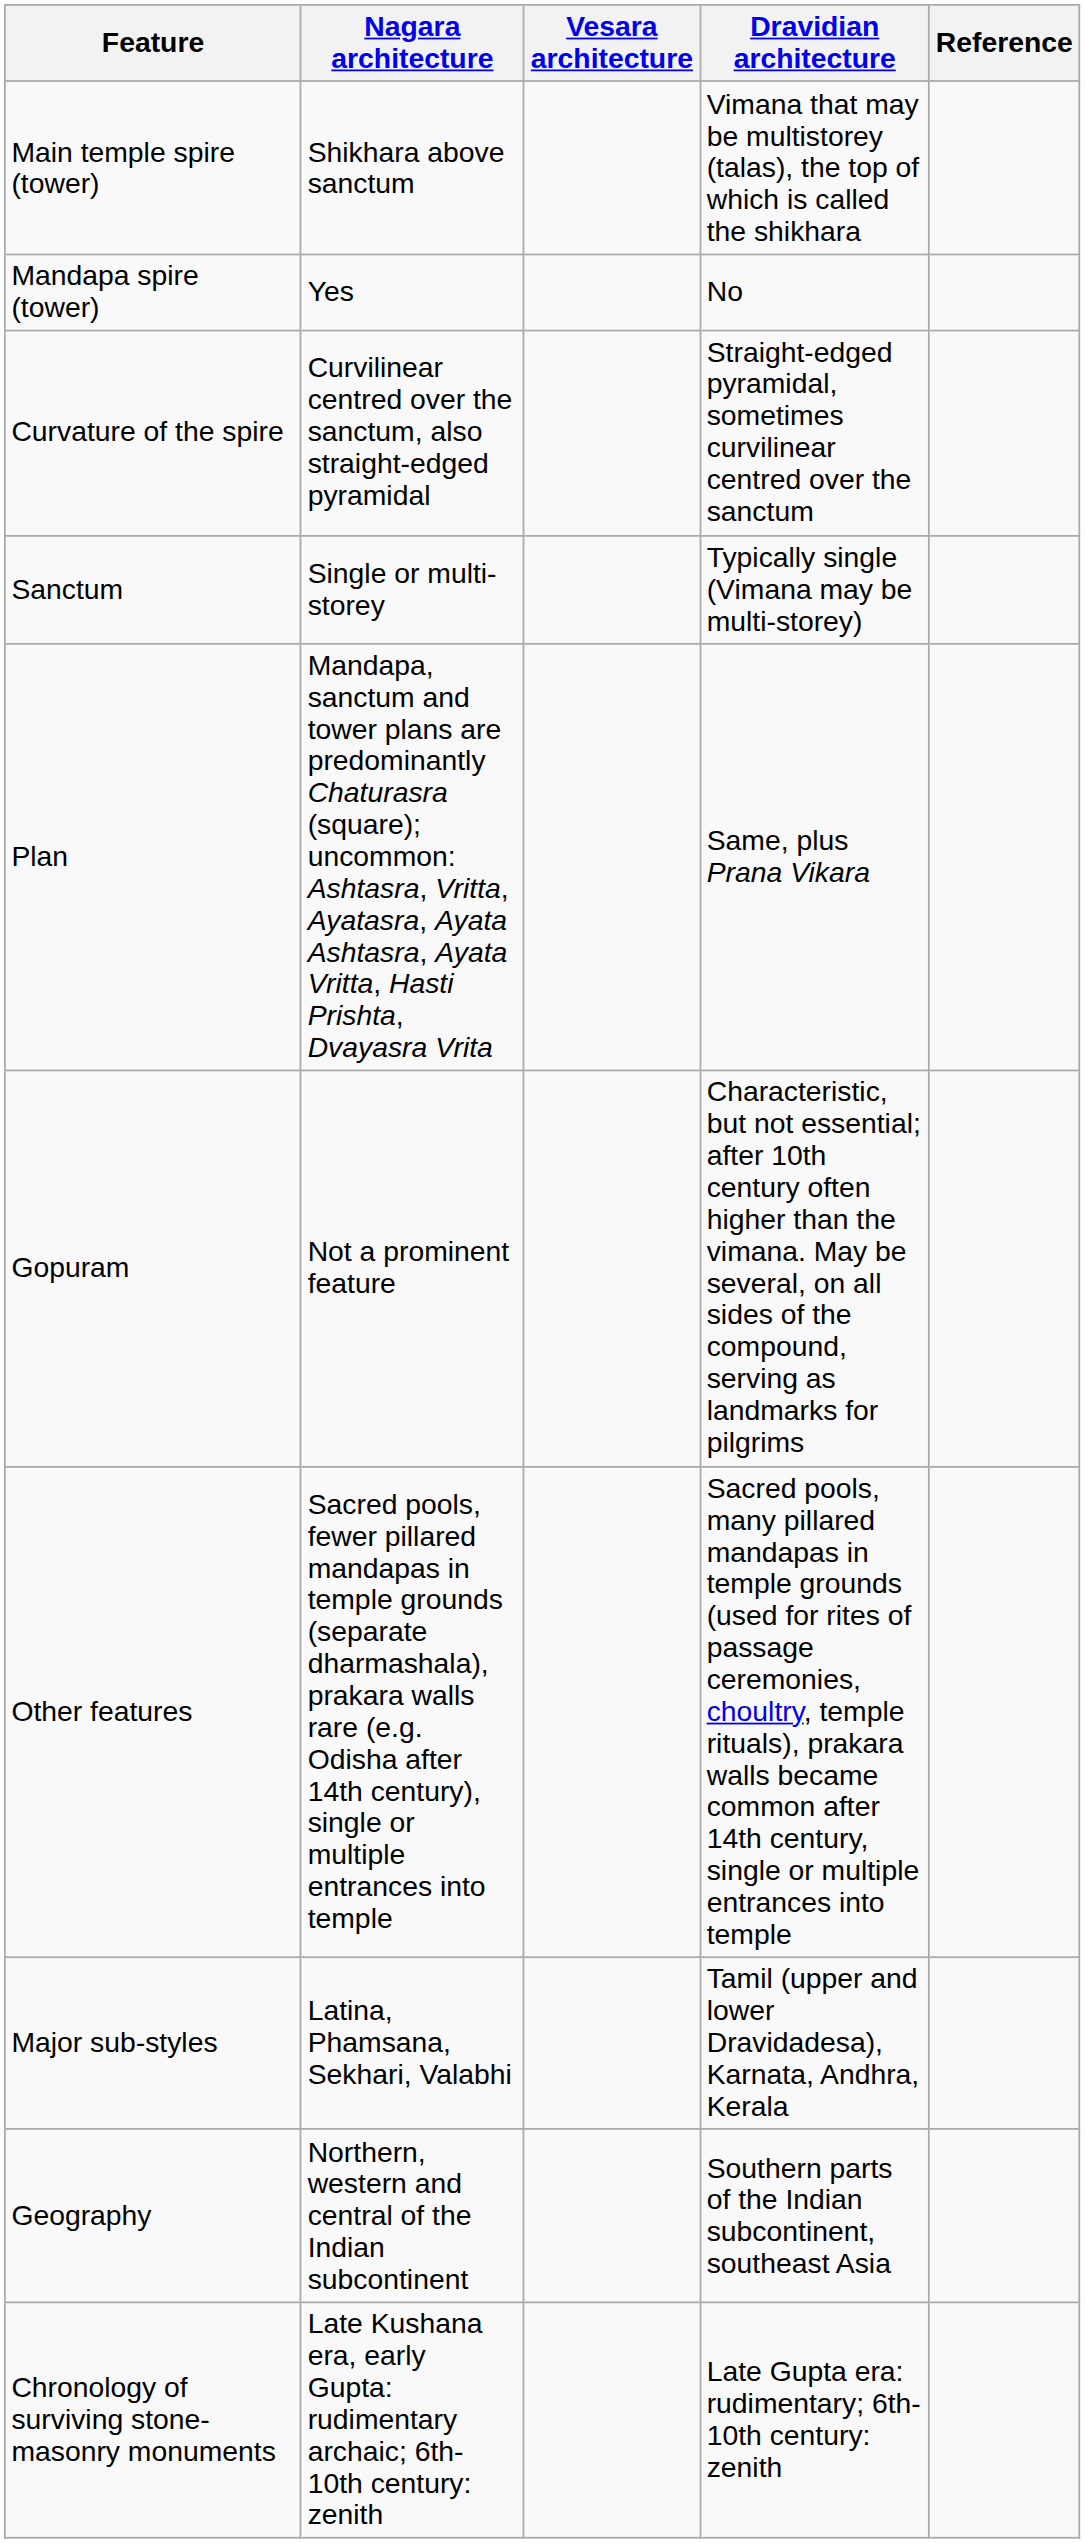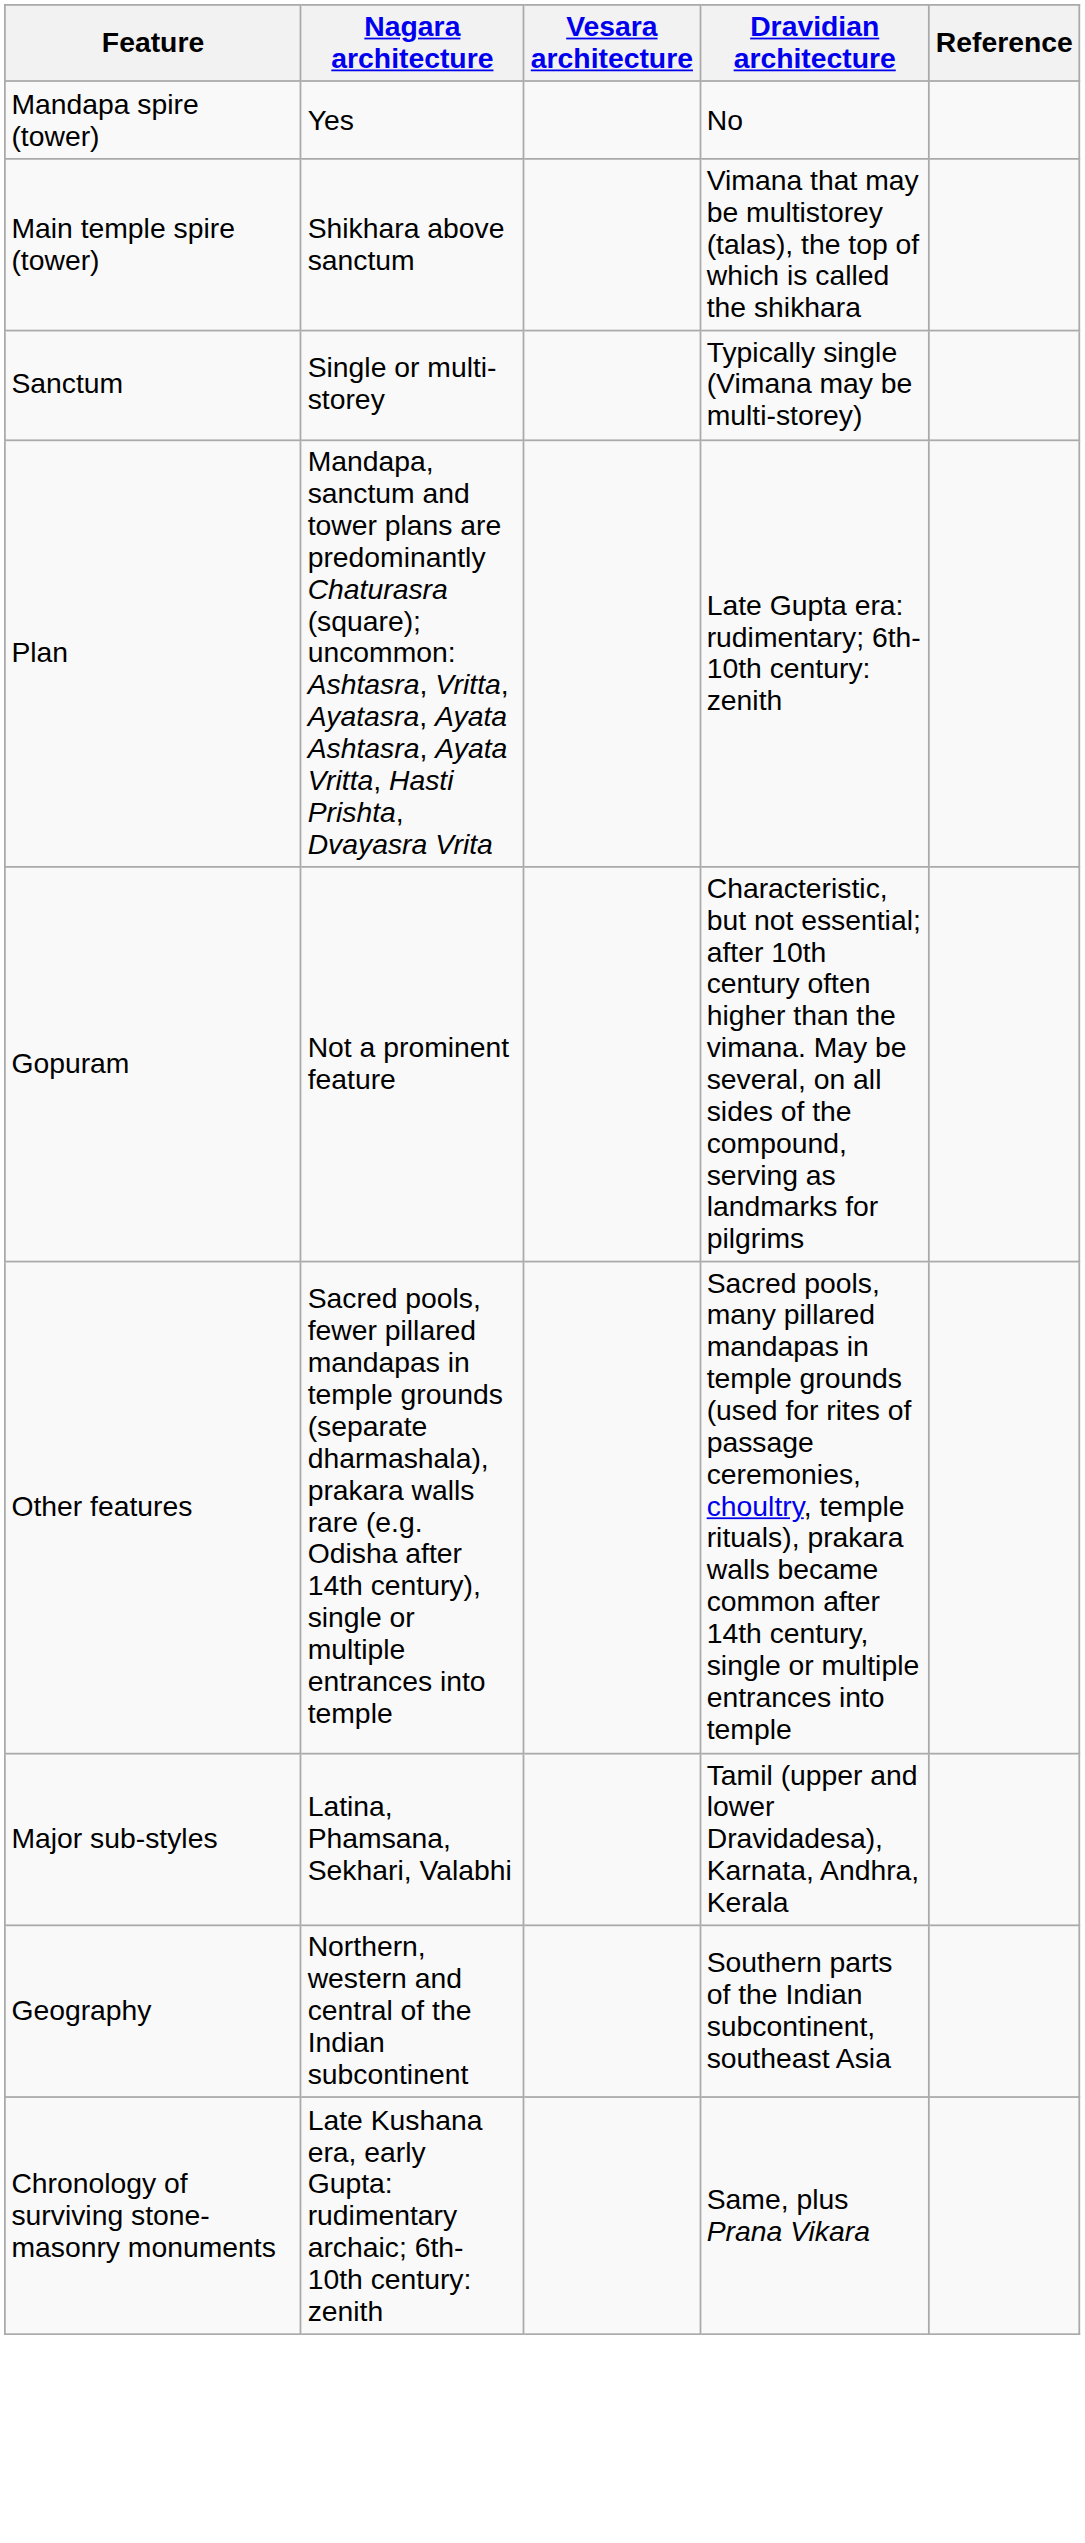rows swapped: (123, 167) <-> (105, 292)
- row: (148, 432)
(788, 856) Same, plus Prana Vikara -> (814, 652) Late Gupta era: rudimentary; 6th-10th century: zenith
(814, 2419) Late Gupta era: rudimentary; 6th-10th century: zenith -> (788, 2215) Same, plus Prana Vikara
